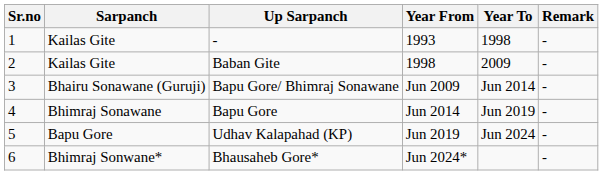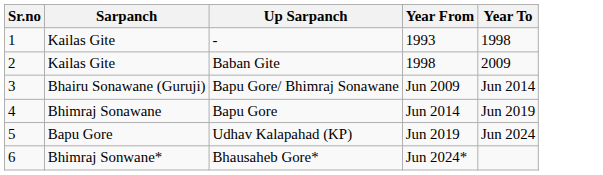- column: (568, 16)
